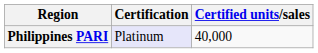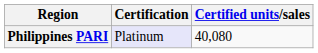(213, 36) 40,000 -> (213, 36) 40,080
